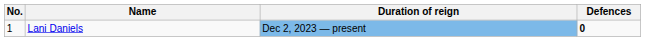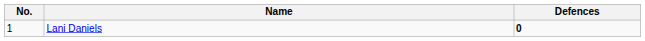- column: (419, 12)
